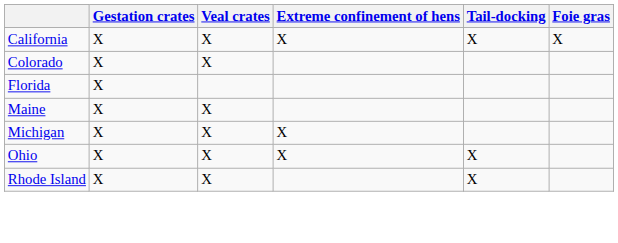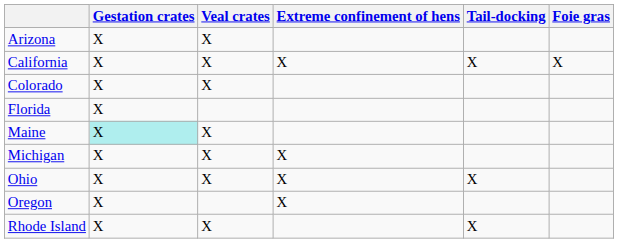+ row: (32, 39)
(98, 109) no background -> (98, 132) paleturquoise background
+ row: (30, 202)
